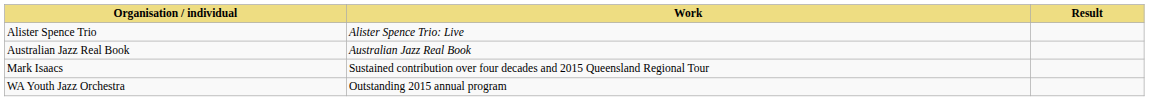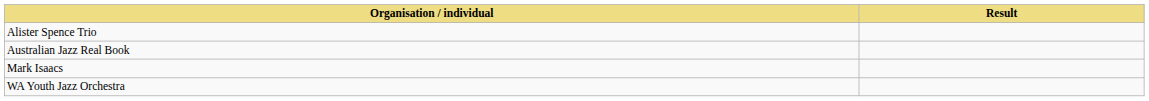- column: (688, 13)
